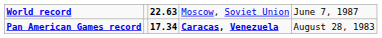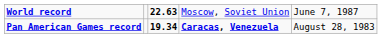(164, 26) 17.34 -> (164, 26) 19.34
